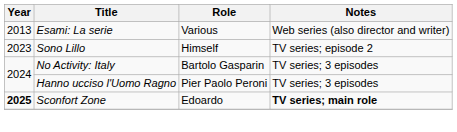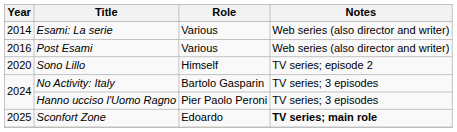(19, 30) 2013 -> (19, 30) 2014
+ row: (64, 48)
(19, 48) 2023 -> (19, 65) 2020
(19, 100) bold -> (19, 118) normal
